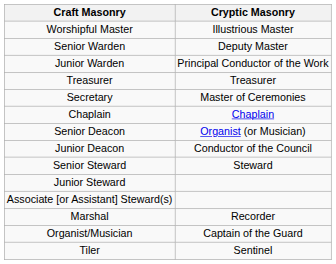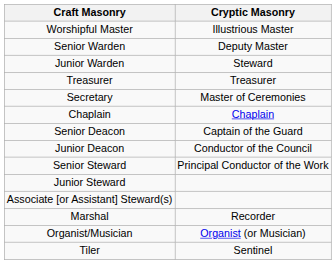(253, 64) Principal Conductor of the Work -> (253, 64) Steward
(253, 132) Organist (or Musician) -> (253, 132) Captain of the Guard
(253, 166) Steward -> (253, 166) Principal Conductor of the Work
(253, 234) Captain of the Guard -> (253, 234) Organist (or Musician)
